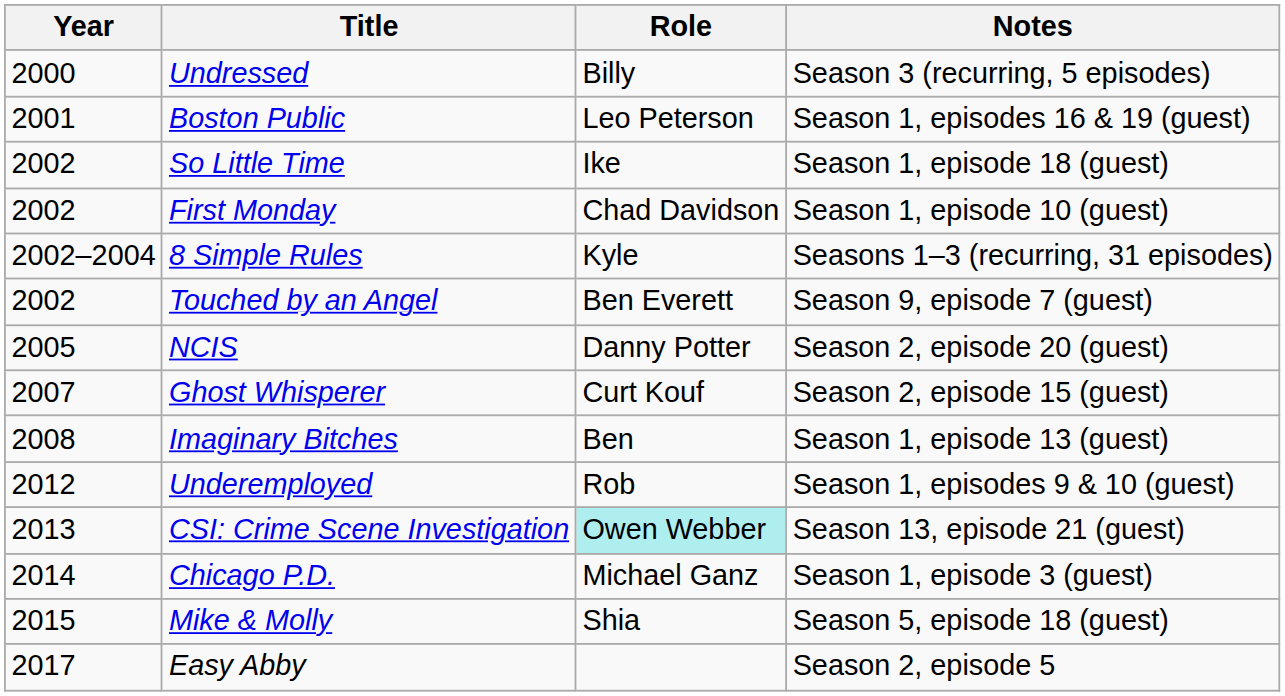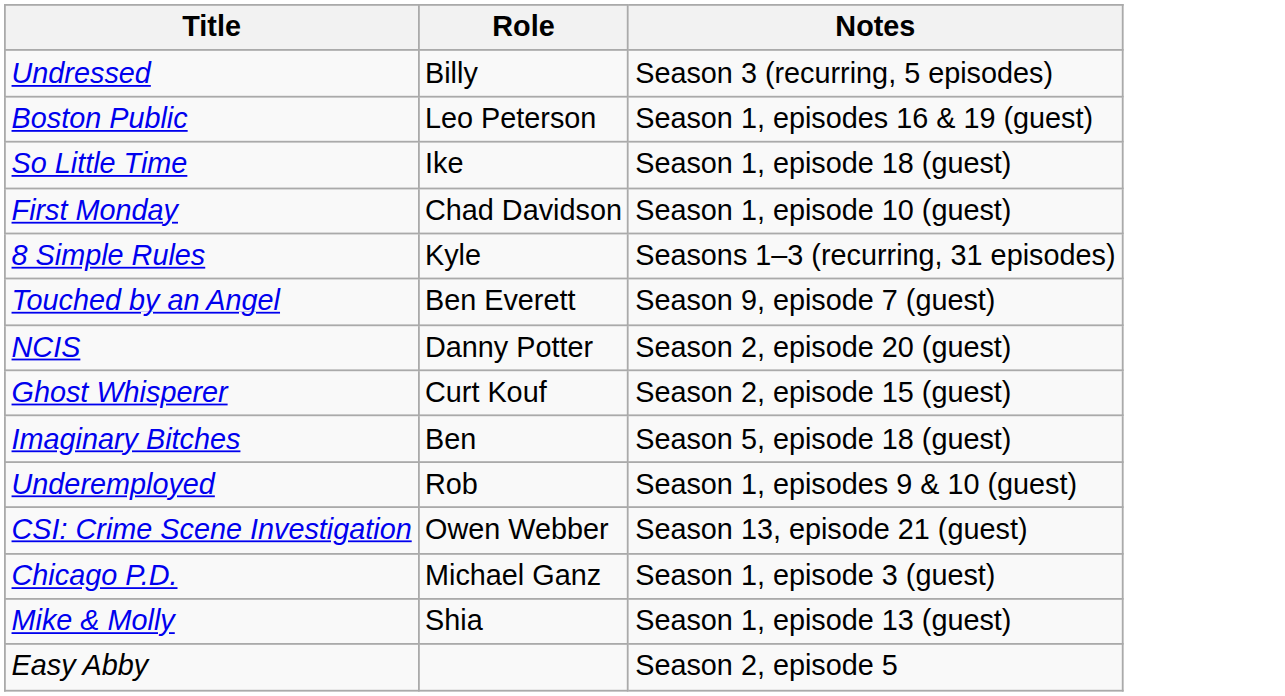- column: (84, 27)
(981, 438) Season 1, episode 13 (guest) -> (823, 438) Season 5, episode 18 (guest)
(674, 529) paleturquoise background -> (517, 529) no background
(981, 621) Season 5, episode 18 (guest) -> (823, 621) Season 1, episode 13 (guest)
